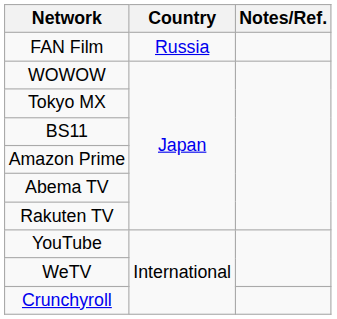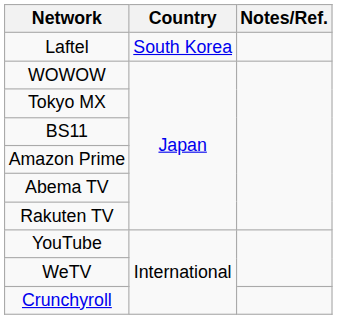+ row: (67, 46)
- row: (67, 46)
